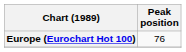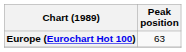(159, 39) 76 -> (159, 39) 63
